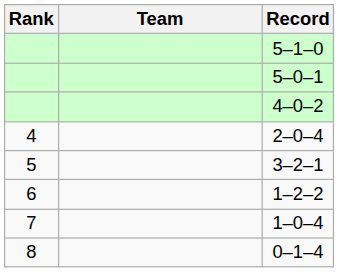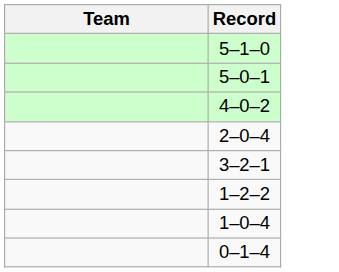- column: (31, 19)
